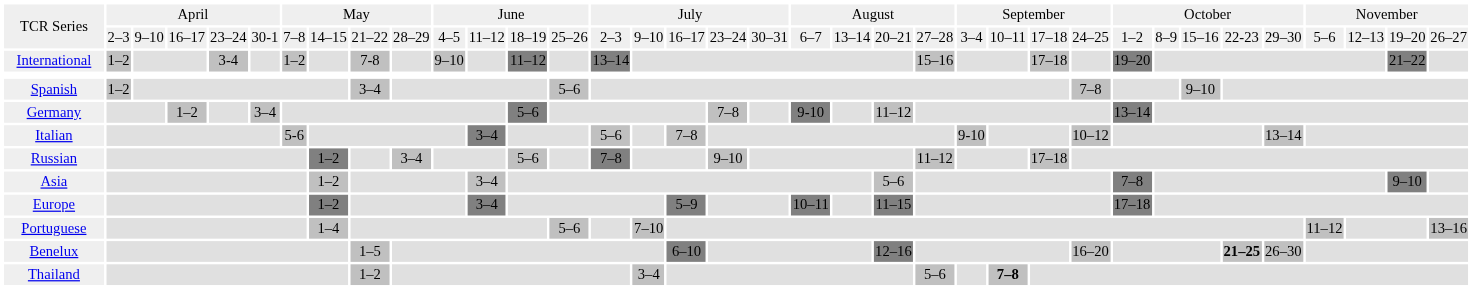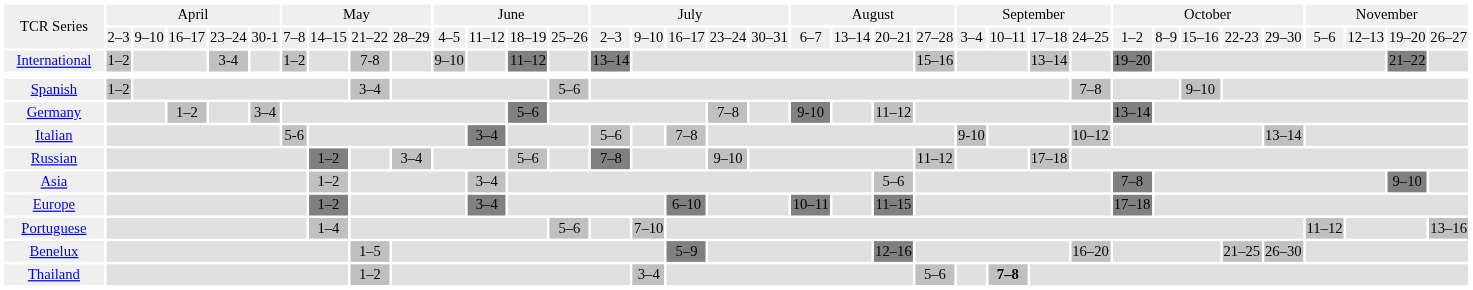(1049, 61) 17–18 -> (1049, 61) 13–14
(687, 205) 5–9 -> (687, 205) 6–10
(687, 251) 6–10 -> (687, 251) 5–9
(1242, 251) bold -> (1242, 251) normal
